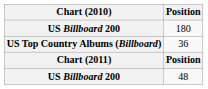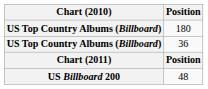(84, 28) US Billboard 200 -> (84, 28) US Top Country Albums (Billboard)
